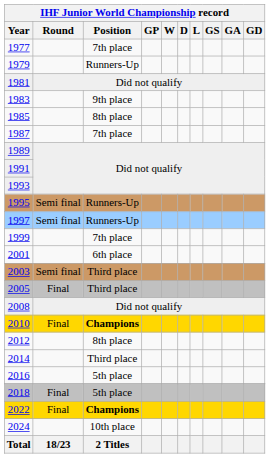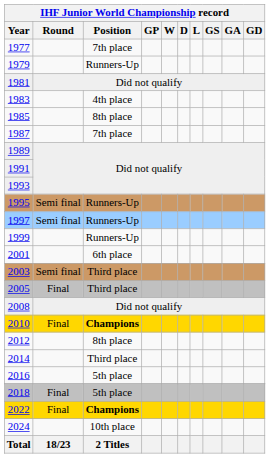(112, 99) 9th place -> (112, 99) 4th place
(112, 237) 7th place -> (112, 237) Runners-Up
